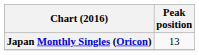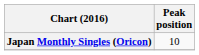(174, 41) 13 -> (174, 41) 10
